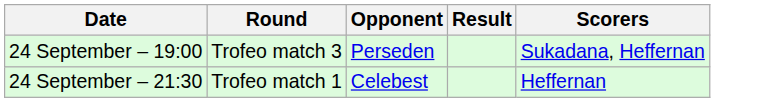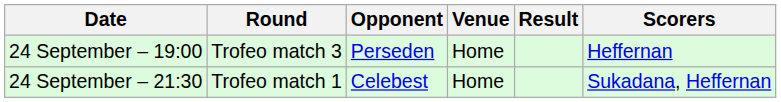+ column: (481, 19)
(613, 50) Sukadana, Heffernan -> (630, 50) Heffernan
(563, 81) Heffernan -> (679, 81) Sukadana, Heffernan
